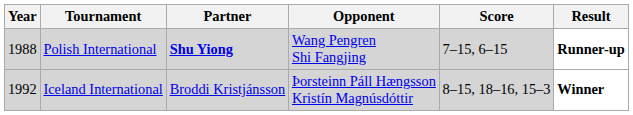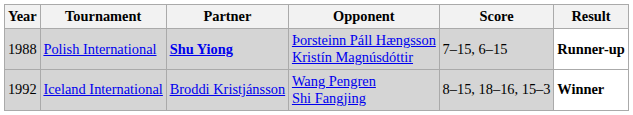(334, 49) Wang Pengren Shi Fangjing -> (364, 49) Þorsteinn Páll Hængsson Kristín Magnúsdóttir
(364, 89) Þorsteinn Páll Hængsson Kristín Magnúsdóttir -> (334, 89) Wang Pengren Shi Fangjing
